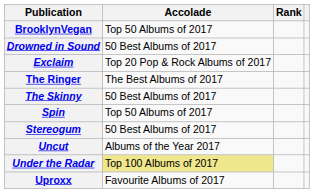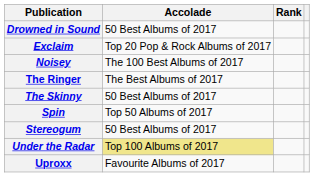- row: (53, 29)
+ row: (53, 63)
- row: (53, 146)
